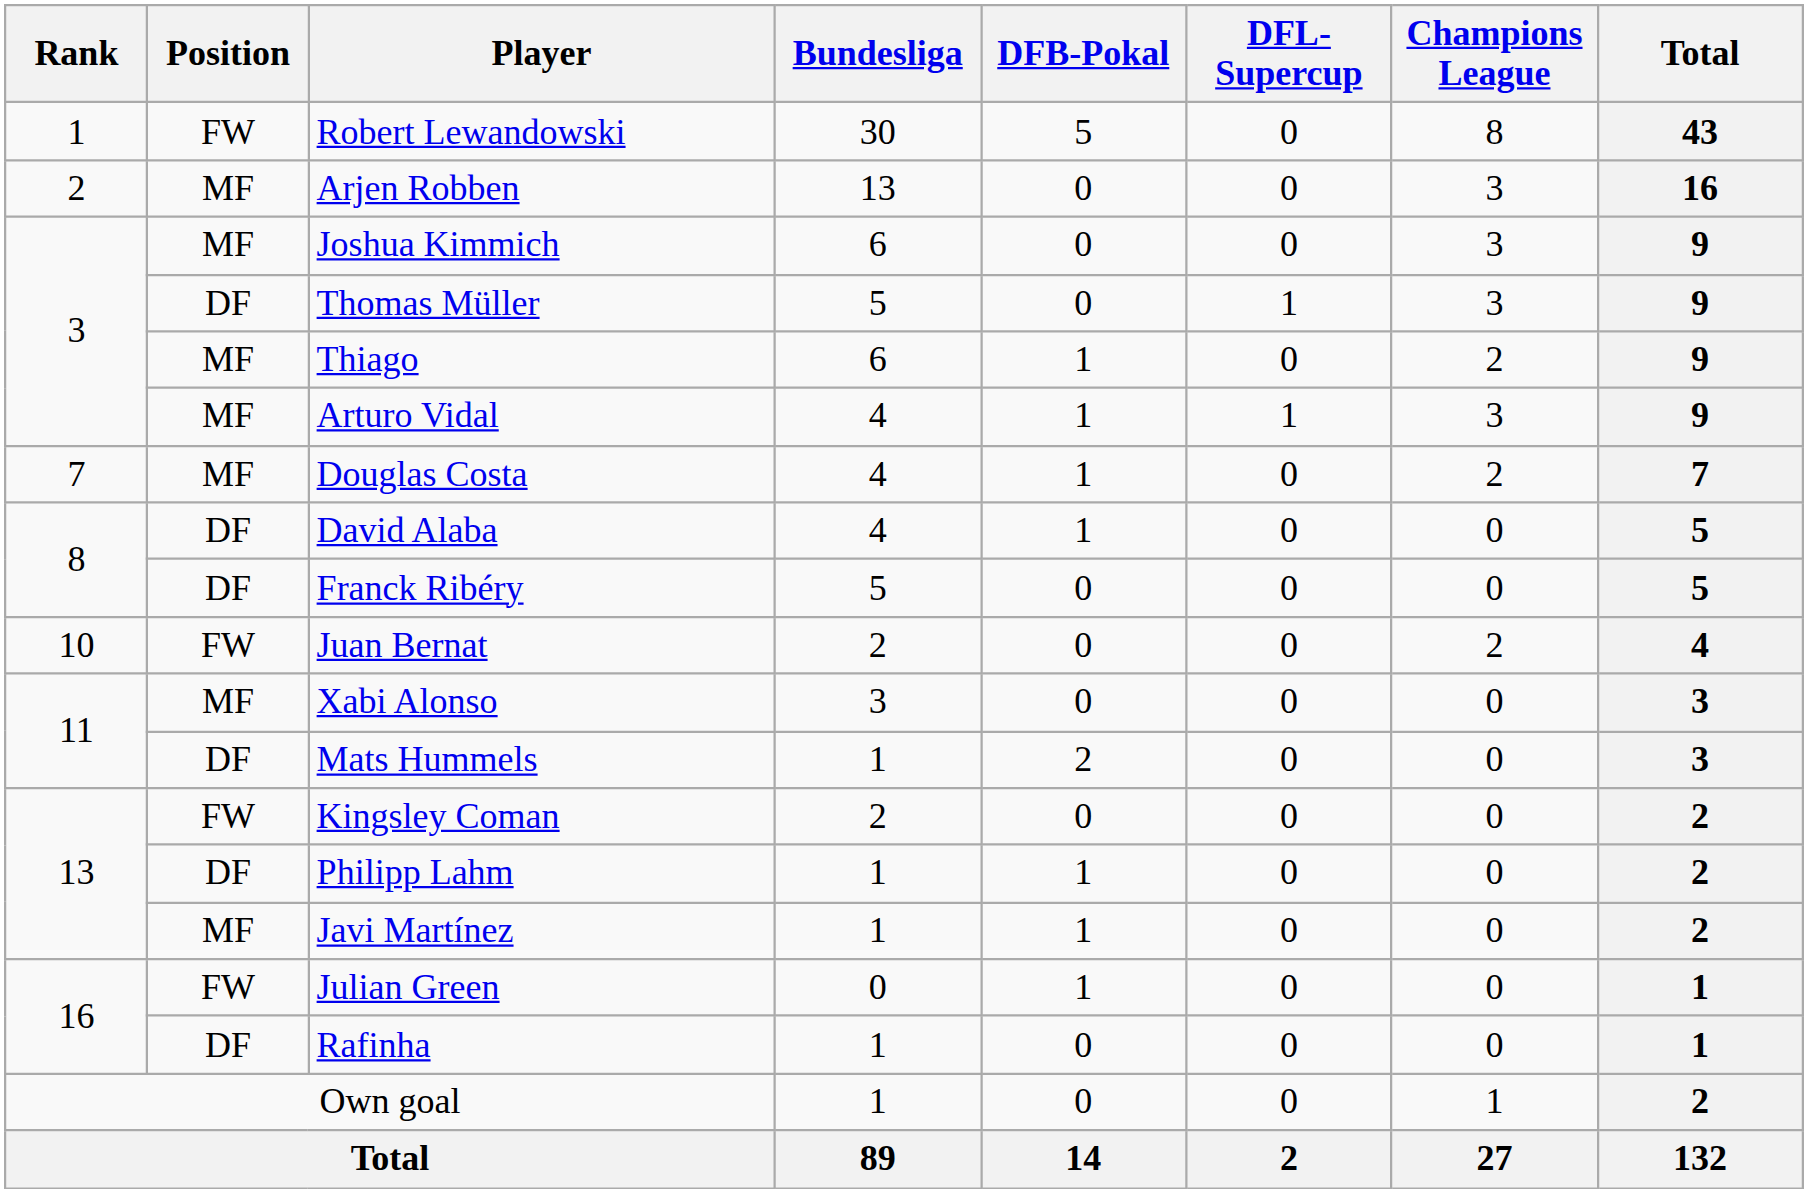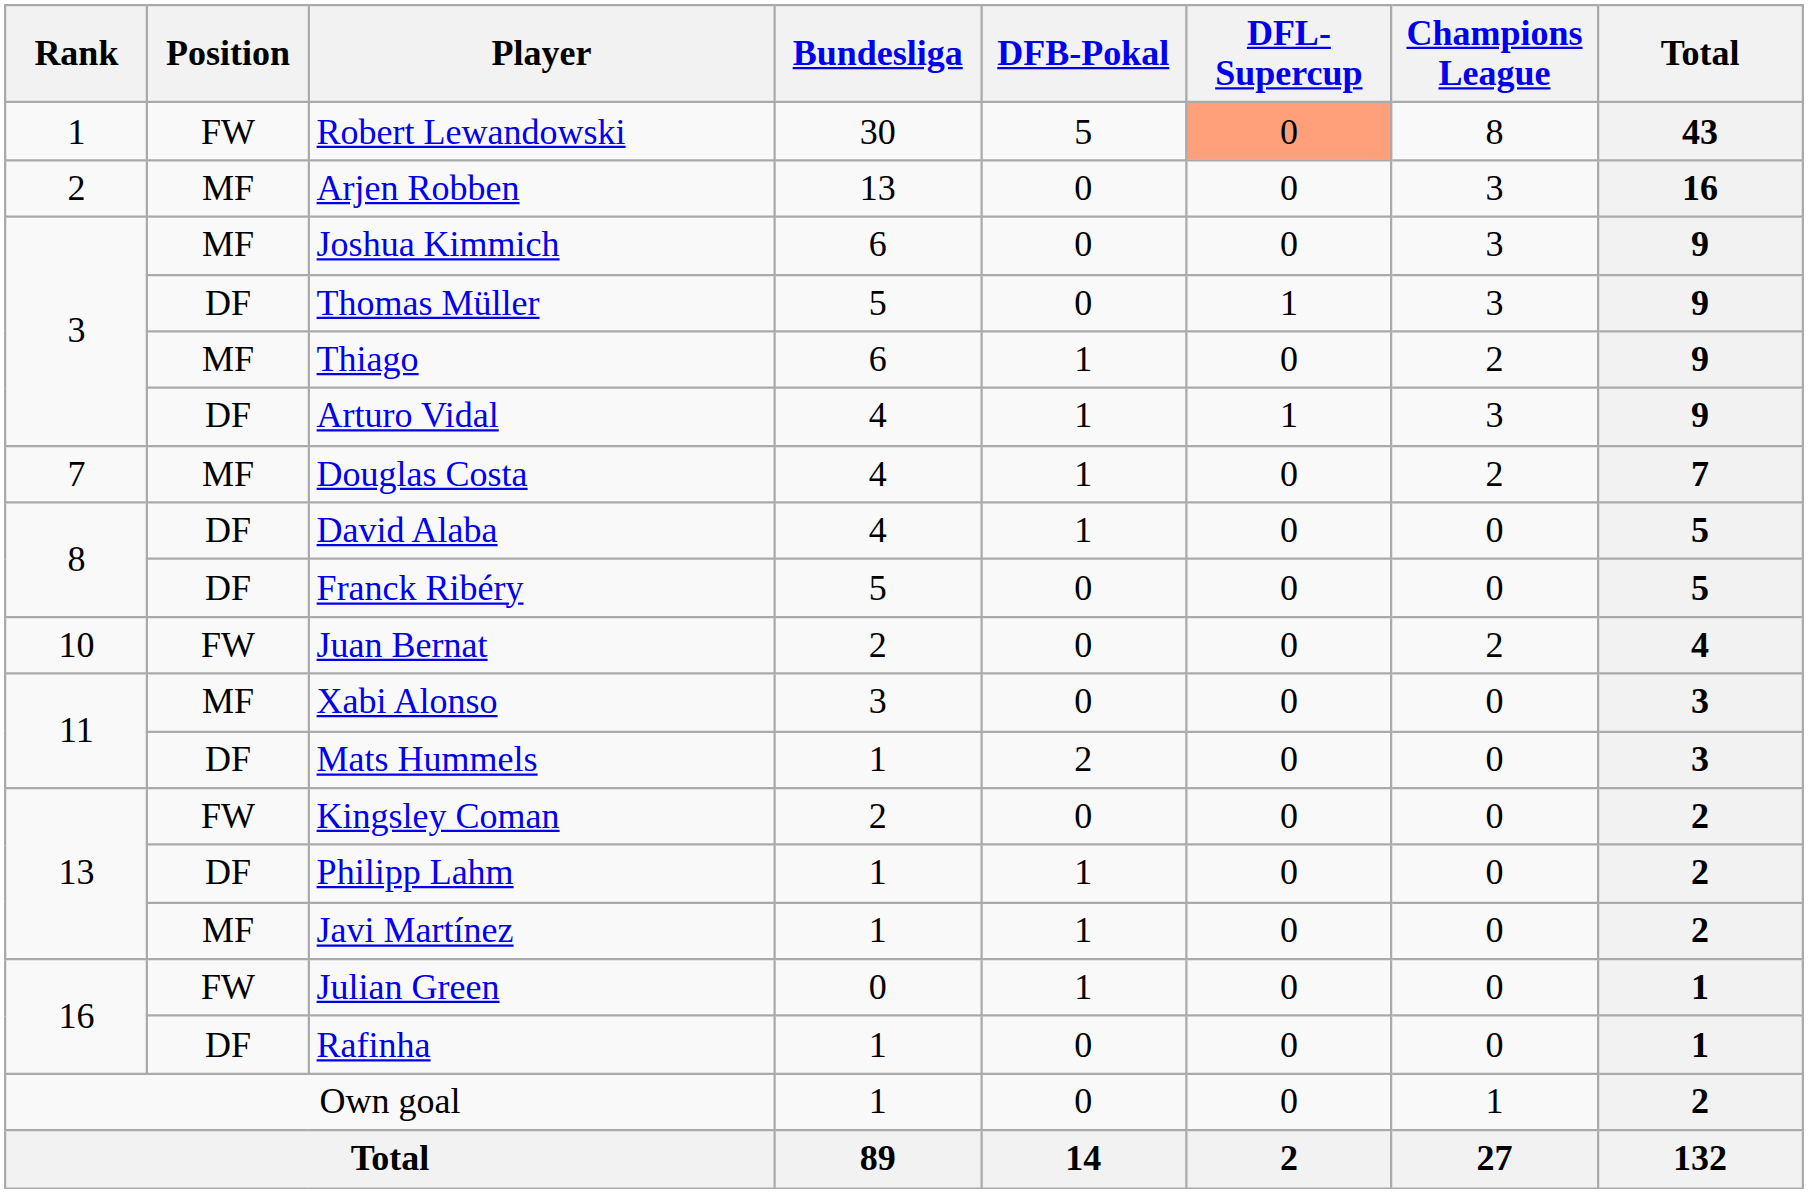(1289, 130) no background -> (1289, 130) lightsalmon background
(228, 416) MF -> (228, 416) DF
